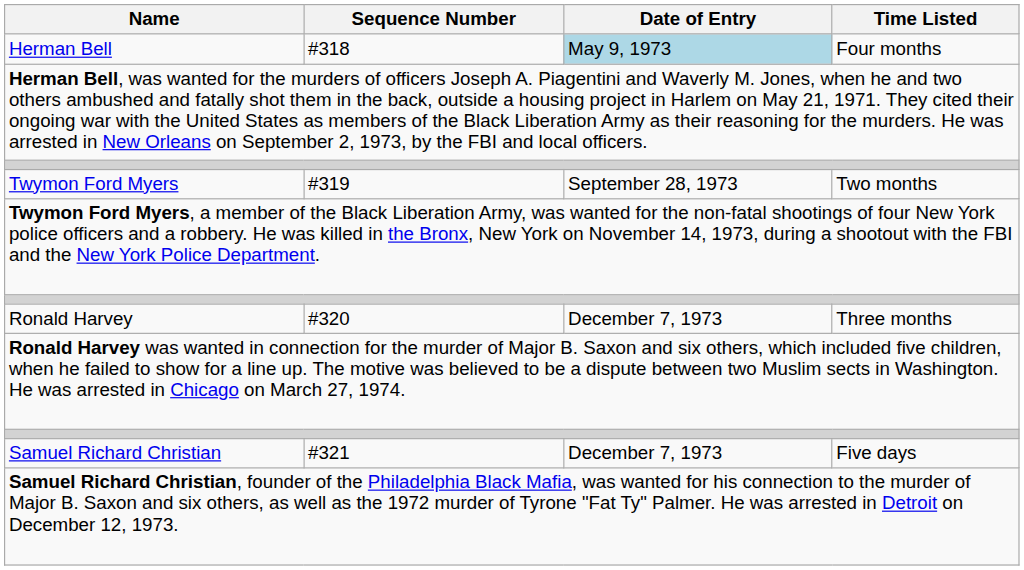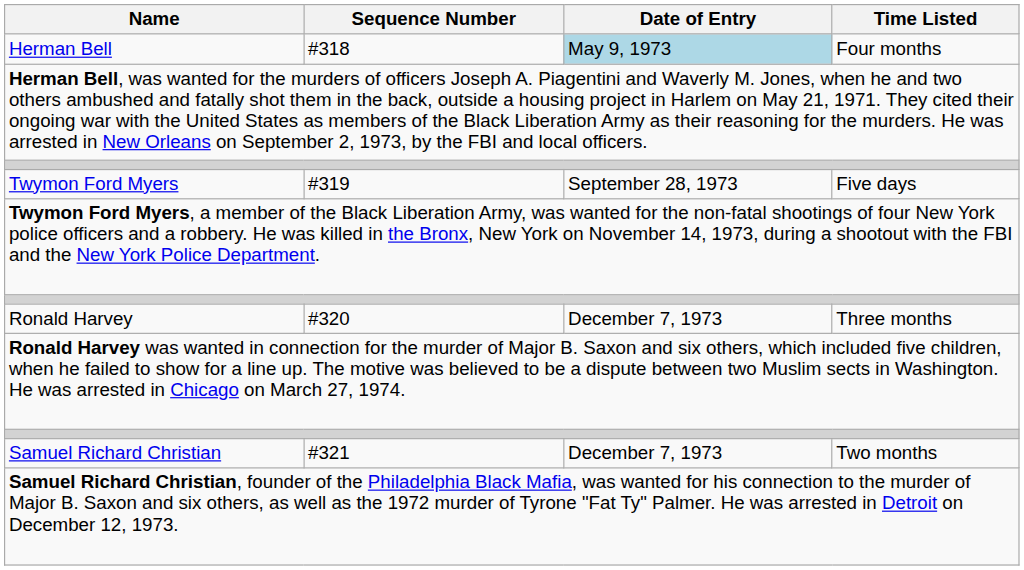(887, 183) Two months -> (876, 183) Five days
(876, 453) Five days -> (887, 453) Two months
